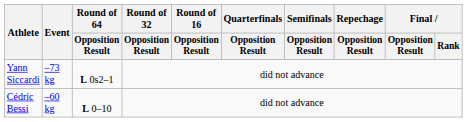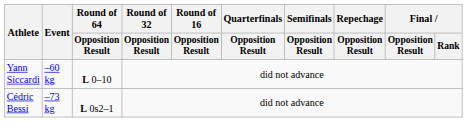(52, 74) –73 kg -> (52, 74) –60 kg
(97, 80) L 0s2–1 -> (97, 80) L 0–10
(52, 103) –60 kg -> (52, 103) –73 kg
(97, 109) L 0–10 -> (97, 109) L 0s2–1
